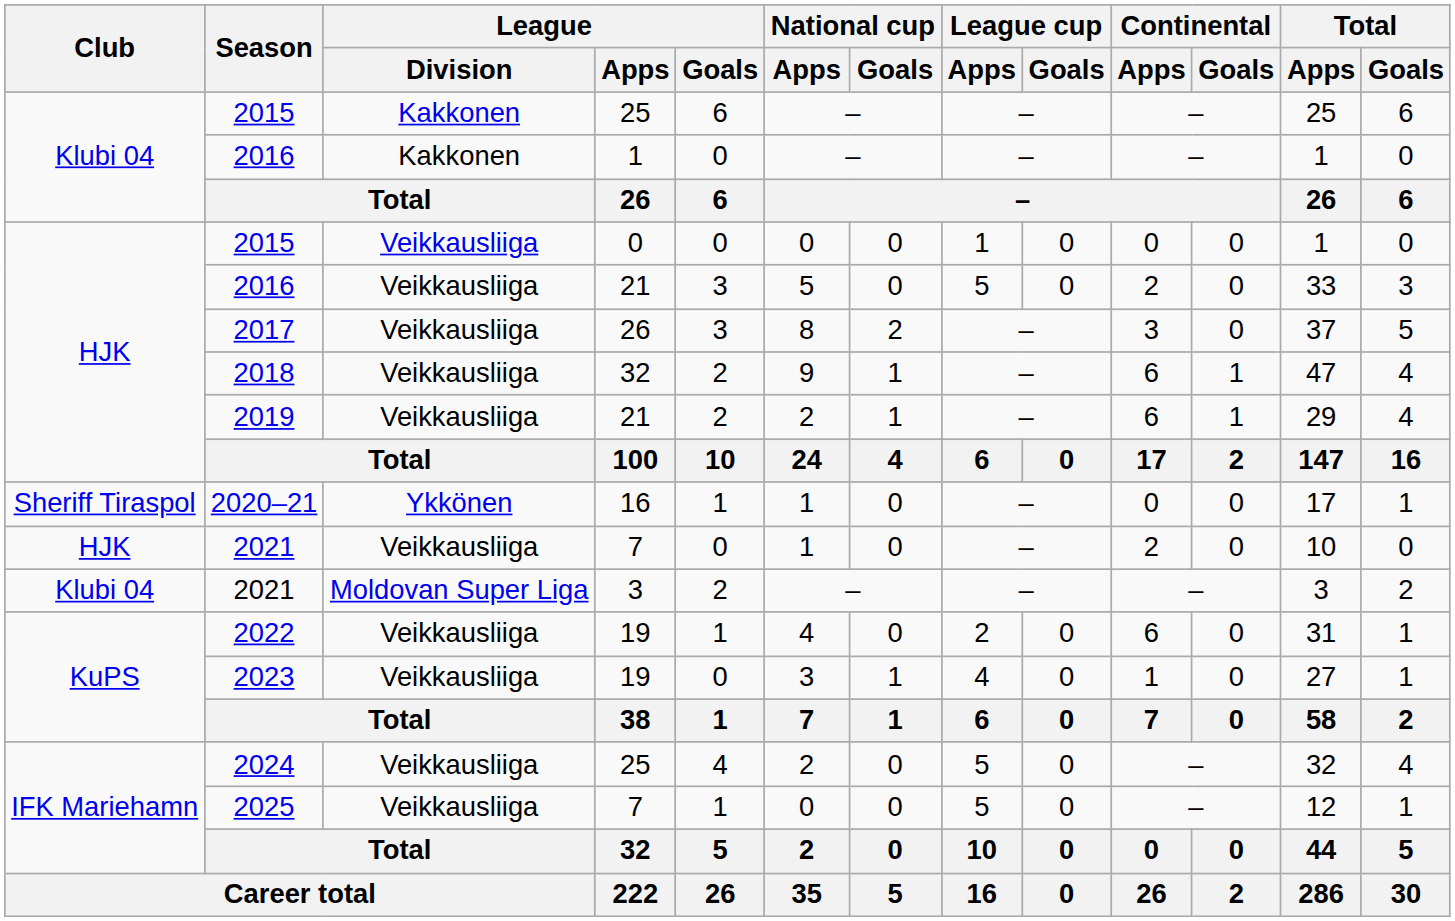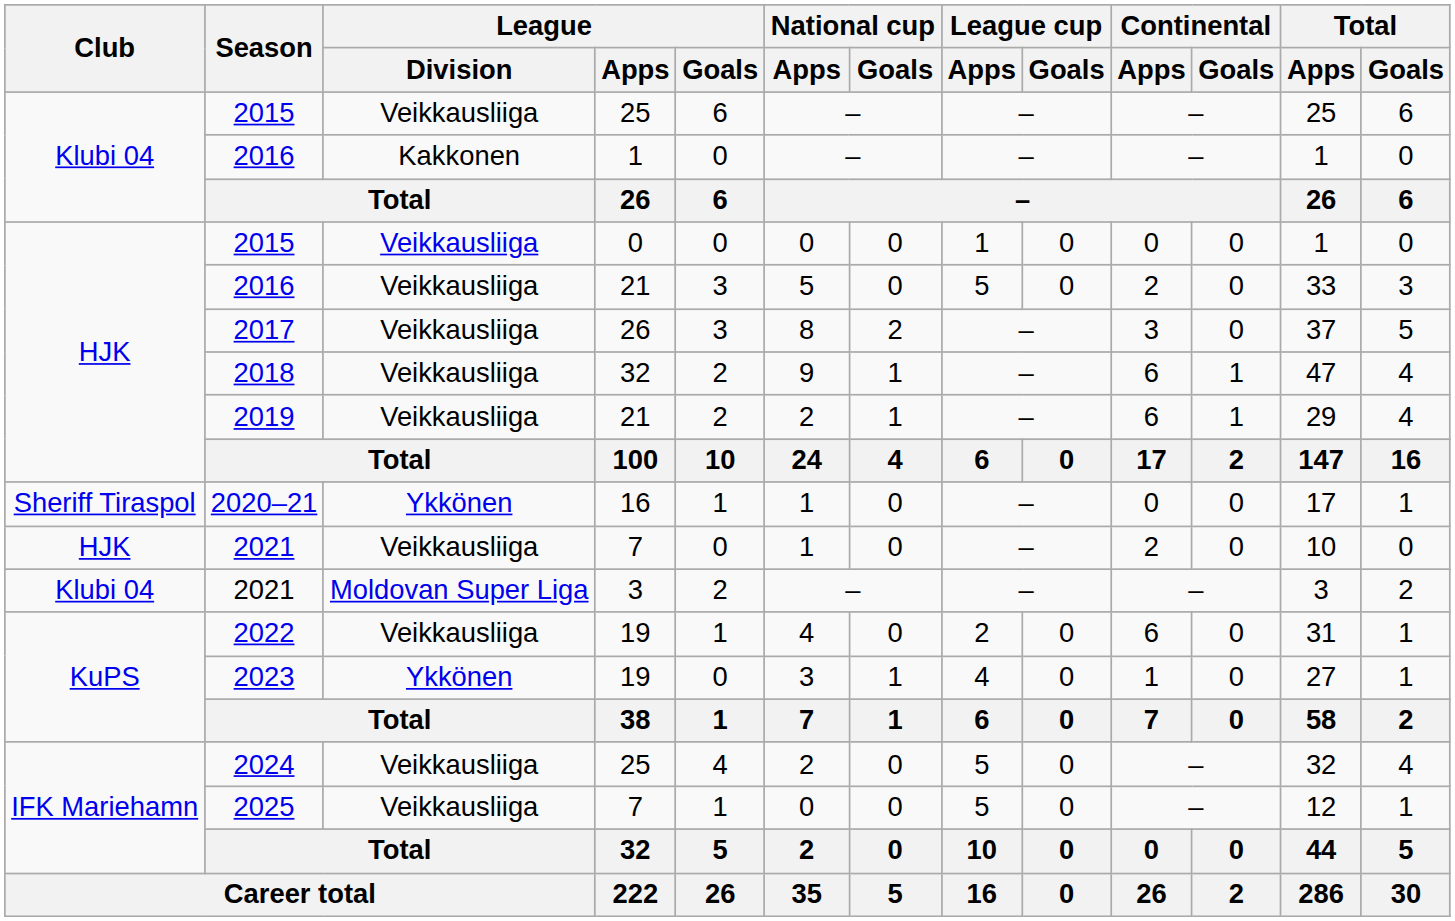(459, 112) Kakkonen -> (459, 112) Veikkausliiga
(459, 677) Veikkausliiga -> (459, 677) Ykkönen
